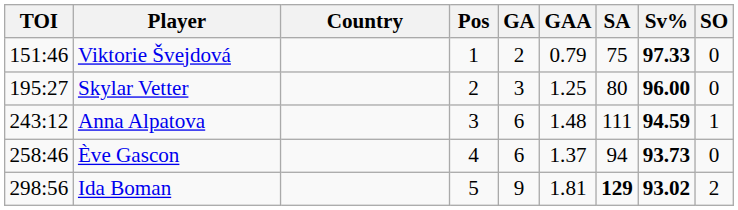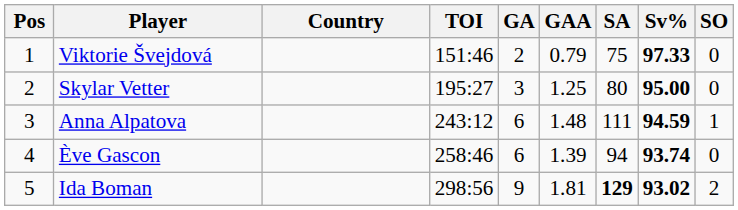columns swapped: (474, 21) <-> (39, 21)
(666, 88) 96.00 -> (666, 88) 95.00
(568, 155) 1.37 -> (568, 155) 1.39
(666, 155) 93.73 -> (666, 155) 93.74
